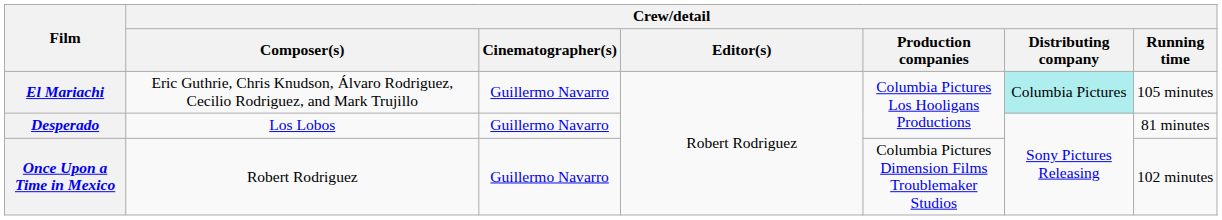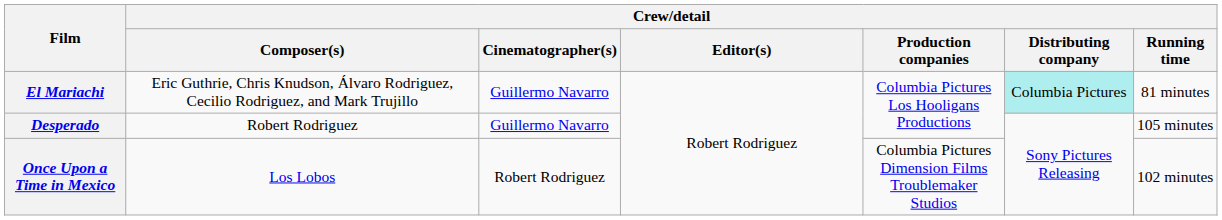(1175, 92) 105 minutes -> (1175, 92) 81 minutes
(302, 125) Los Lobos -> (302, 125) Robert Rodriguez
(1175, 125) 81 minutes -> (1175, 125) 105 minutes
(302, 176) Robert Rodriguez -> (302, 176) Los Lobos
(550, 176) Guillermo Navarro -> (550, 176) Robert Rodriguez
